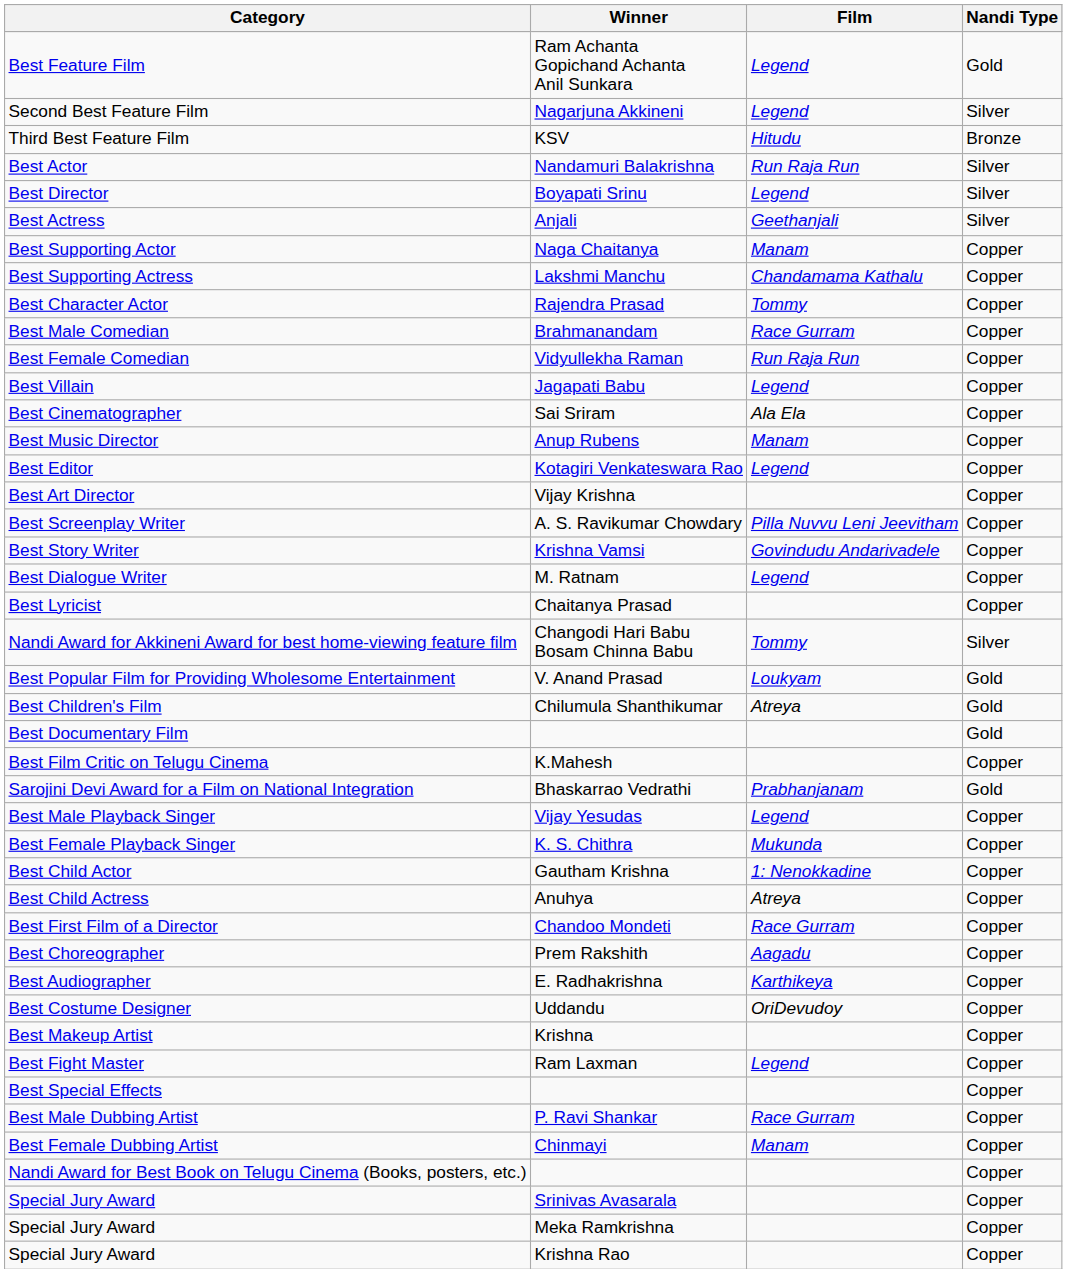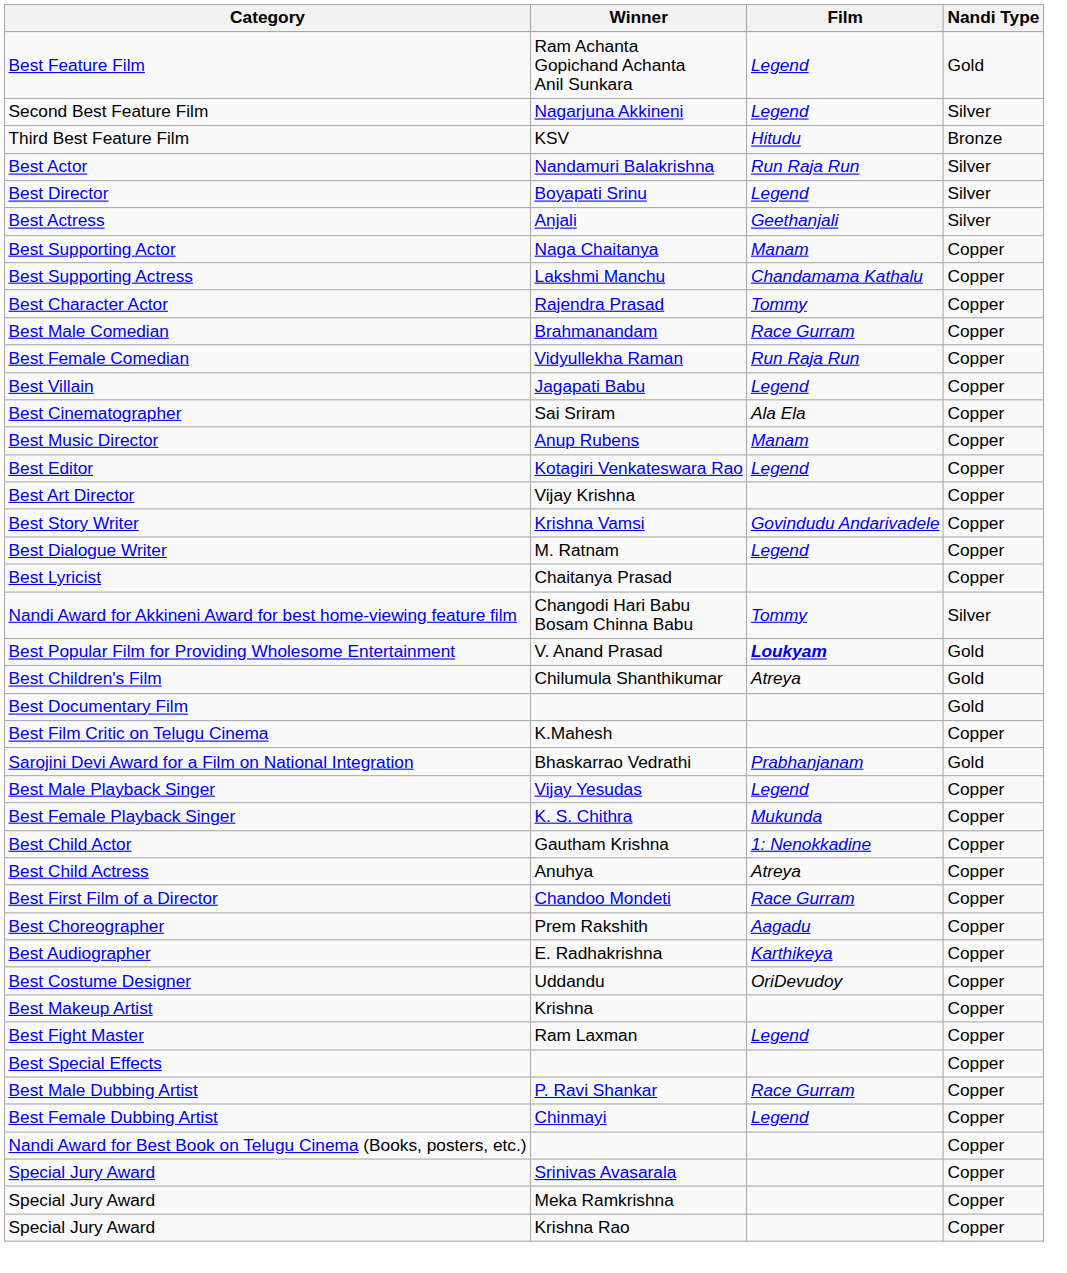- row: (97, 522)
(786, 679) normal -> (789, 652) bold
(780, 1145) Manam -> (780, 1117) Legend
